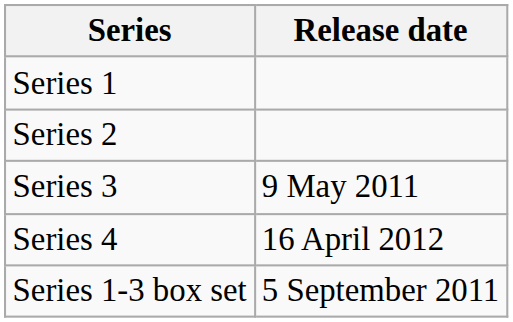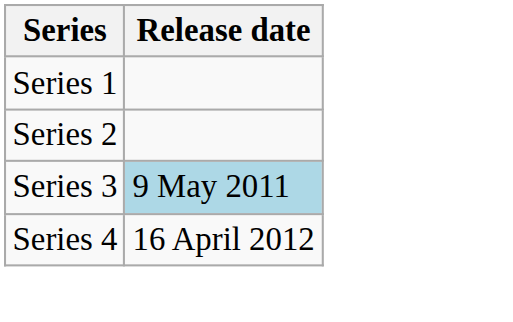(340, 186) no background -> (211, 186) lightblue background
- row: (130, 290)
